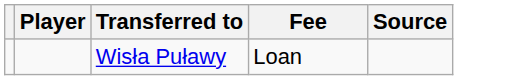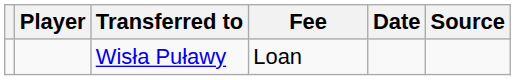+ column: (397, 21)
